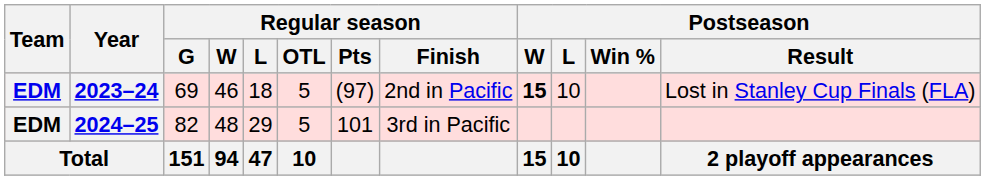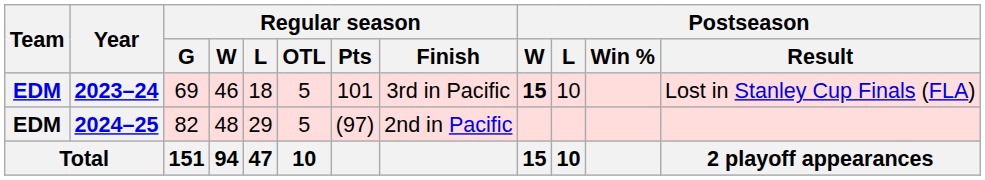(355, 90) (97) -> (355, 90) 101
(448, 90) 2nd in Pacific -> (448, 90) 3rd in Pacific
(355, 124) 101 -> (355, 124) (97)
(448, 124) 3rd in Pacific -> (448, 124) 2nd in Pacific
